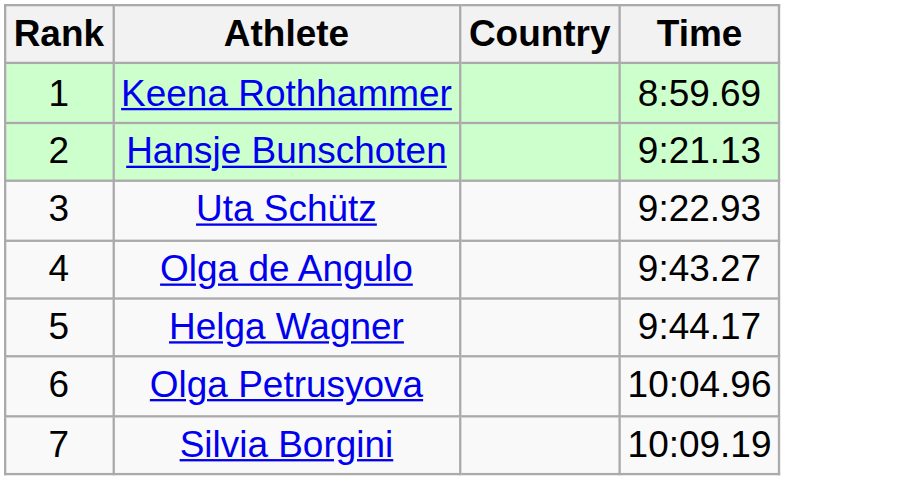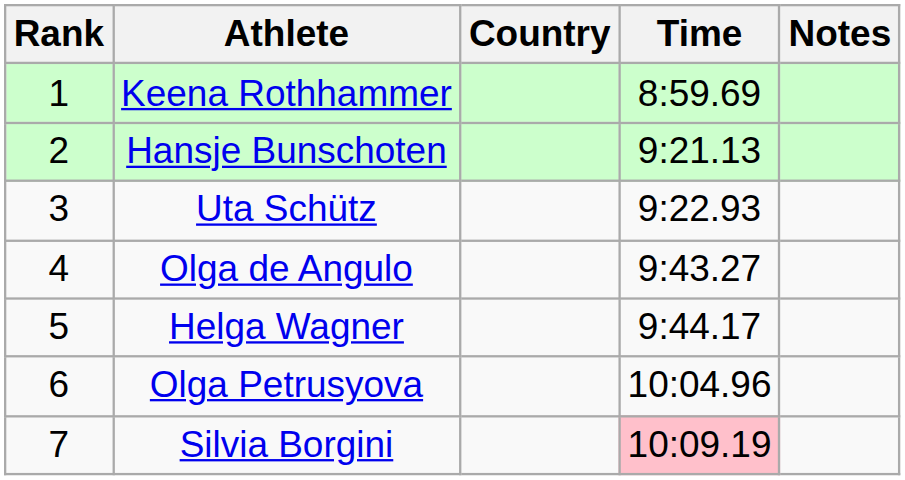+ column: (840, 33)
(700, 444) no background -> (700, 444) pink background
